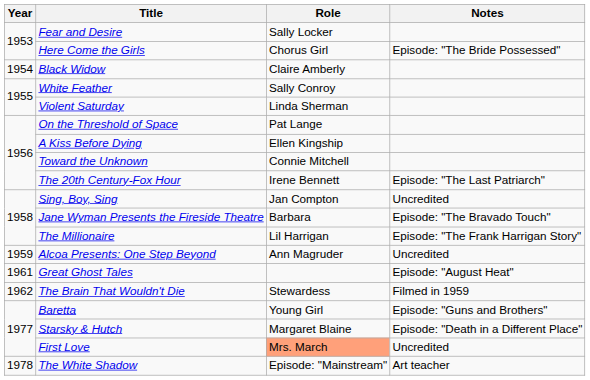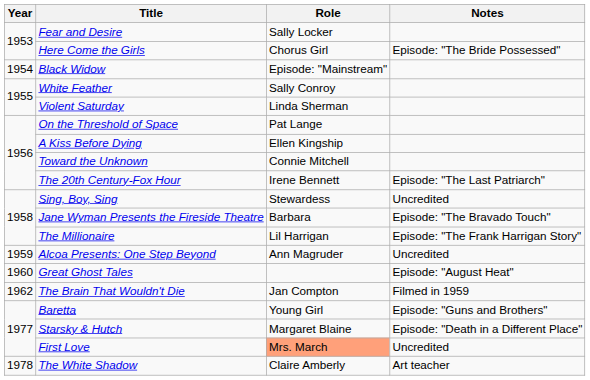(307, 69) Claire Amberly -> (328, 69) Episode: "Mainstream"
(304, 198) Jan Compton -> (300, 198) Stewardess
(20, 273) 1961 -> (20, 273) 1960
(300, 291) Stewardess -> (304, 291) Jan Compton
(328, 365) Episode: "Mainstream" -> (307, 365) Claire Amberly
